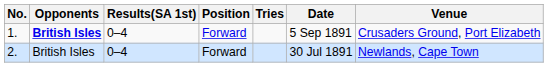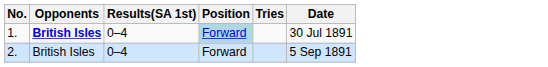- column: (449, 14)
(224, 33) no background -> (224, 33) lightblue background
(321, 33) 5 Sep 1891 -> (321, 33) 30 Jul 1891
(321, 52) 30 Jul 1891 -> (321, 52) 5 Sep 1891
